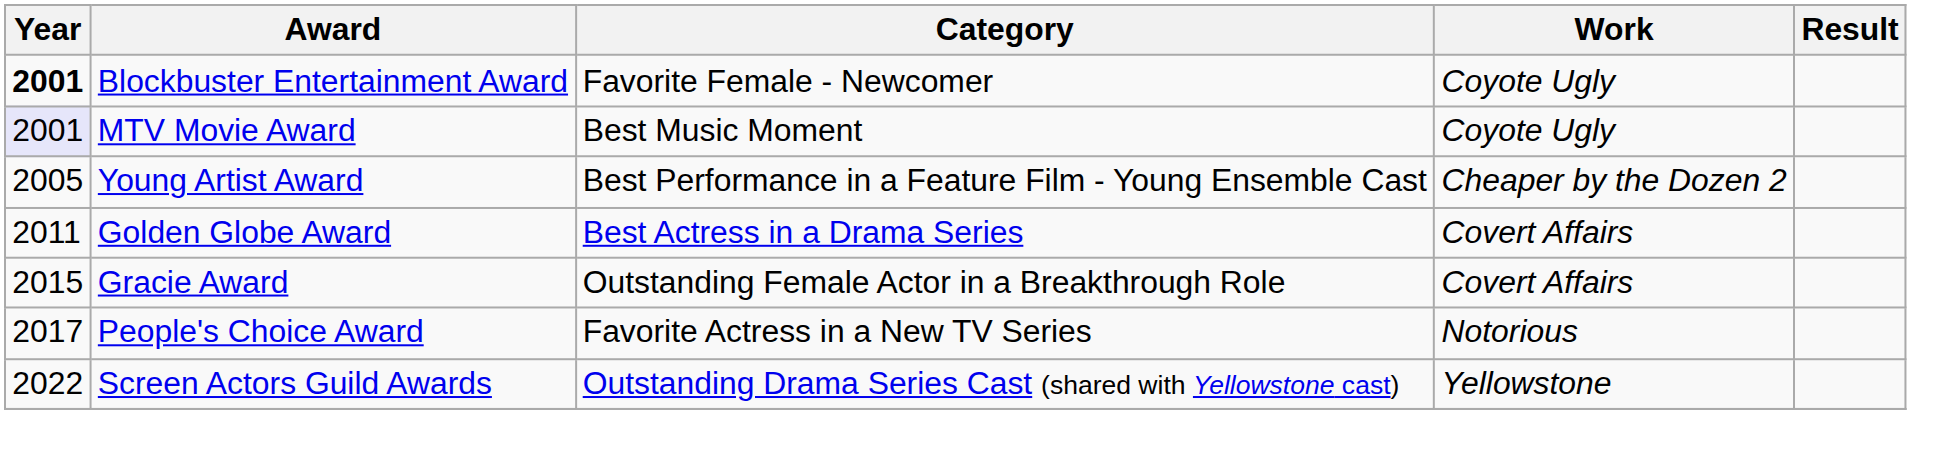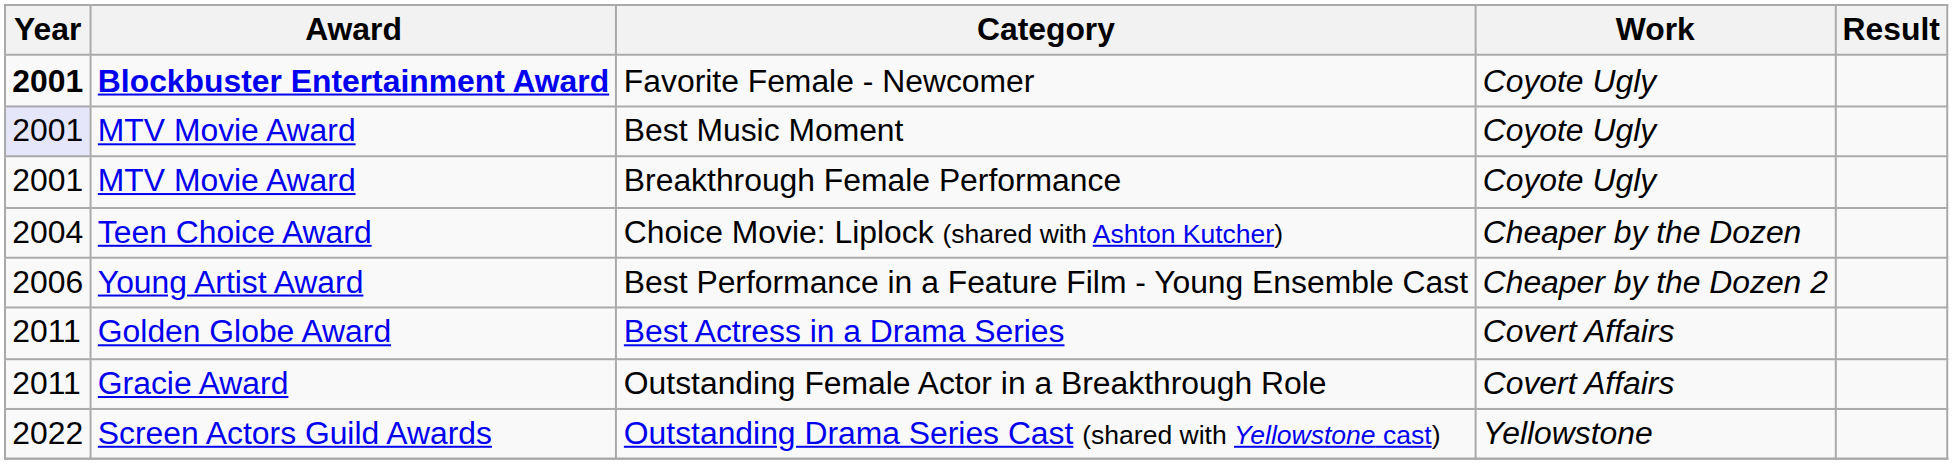(333, 80) normal -> (354, 80) bold
+ row: (873, 181)
+ row: (953, 231)
(48, 181) 2005 -> (48, 282) 2006
(48, 282) 2015 -> (47, 383) 2011
- row: (837, 332)
